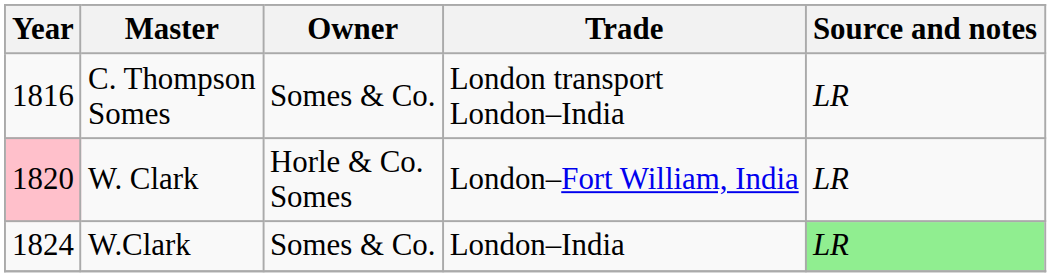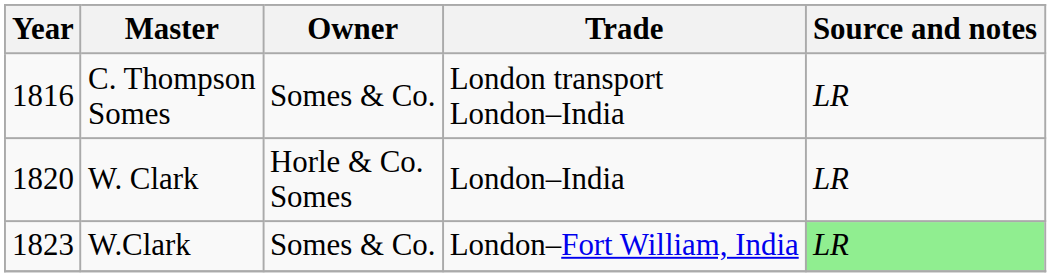(43, 179) pink background -> (43, 179) no background
(624, 179) London–Fort William, India -> (537, 179) London–India
(43, 245) 1824 -> (43, 245) 1823
(537, 245) London–India -> (624, 245) London–Fort William, India
